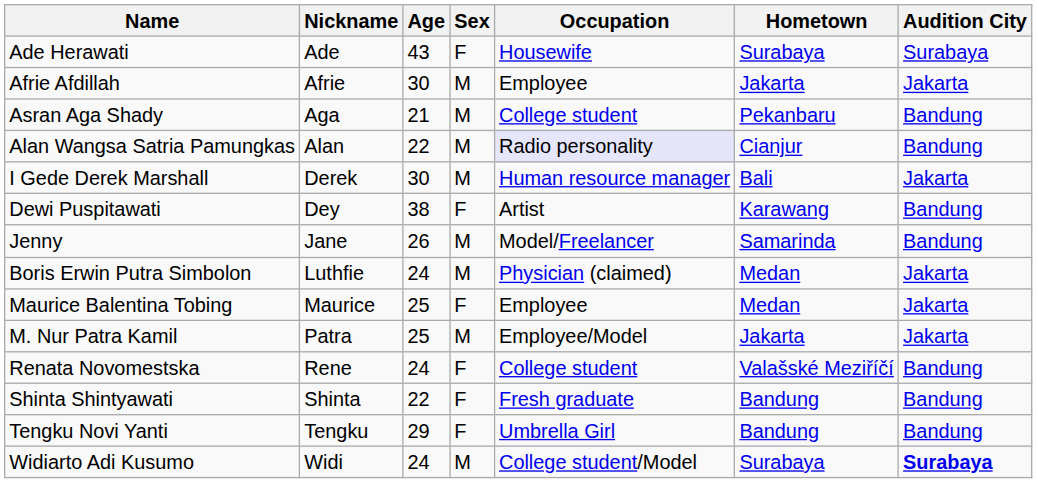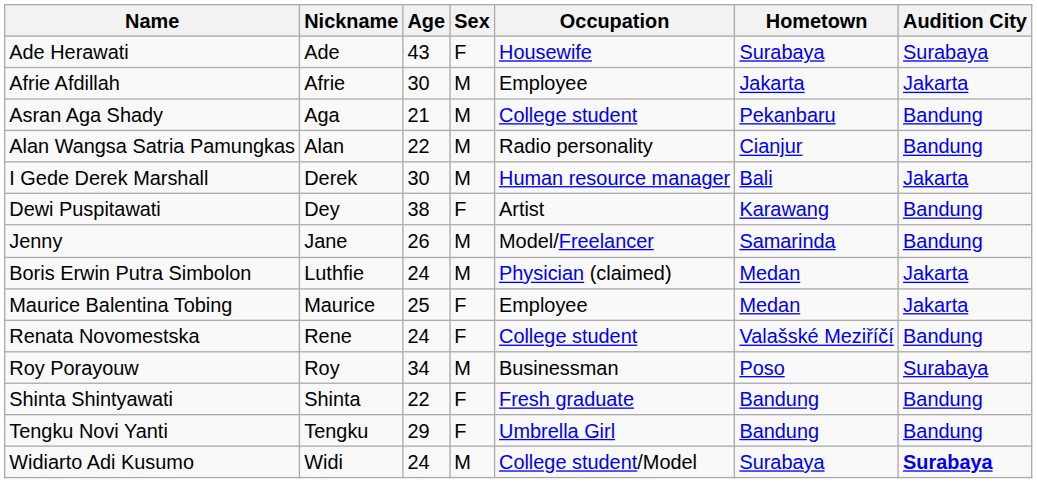(576, 147) lavender background -> (576, 147) no background
- row: (93, 336)
+ row: (74, 367)
